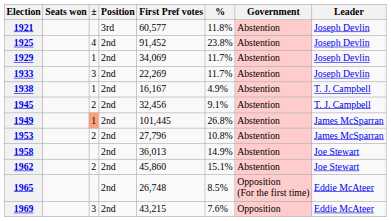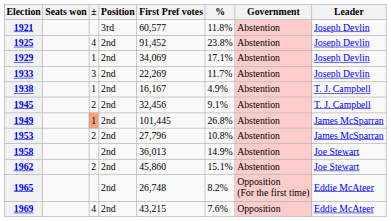(220, 58) 11.7% -> (220, 58) 17.1%
(218, 187) 8.5% -> (218, 187) 8.2%
(94, 208) 3 -> (94, 208) 4
